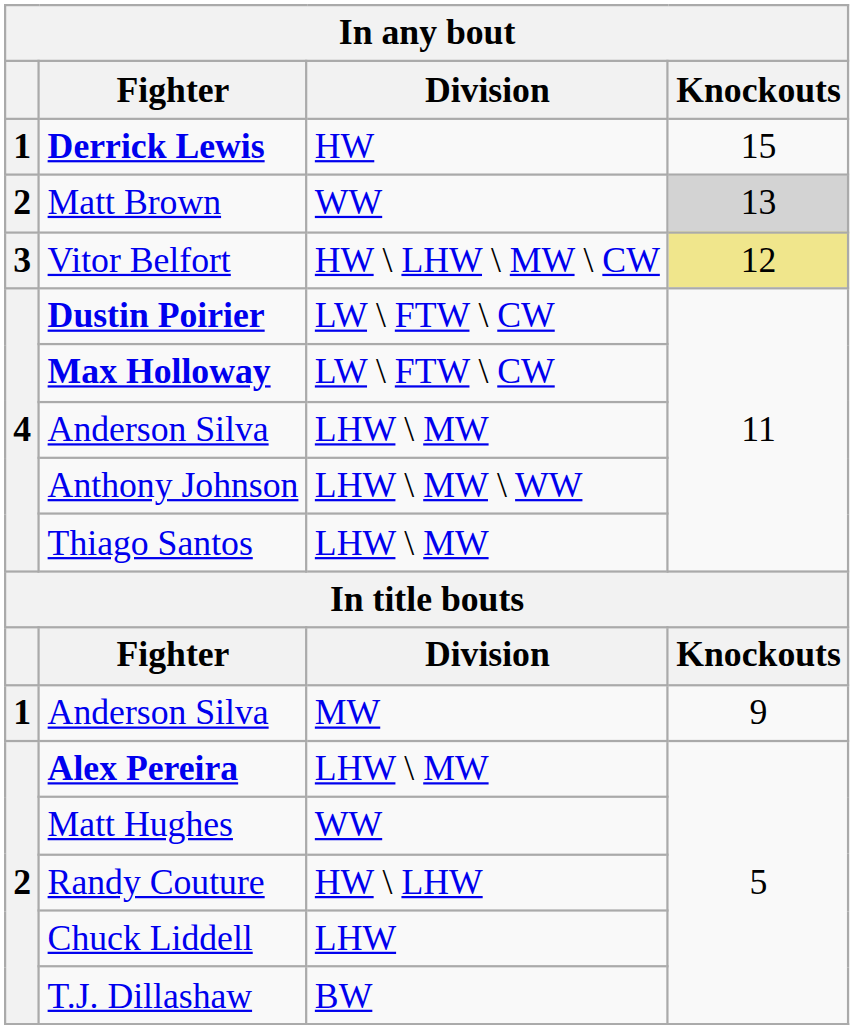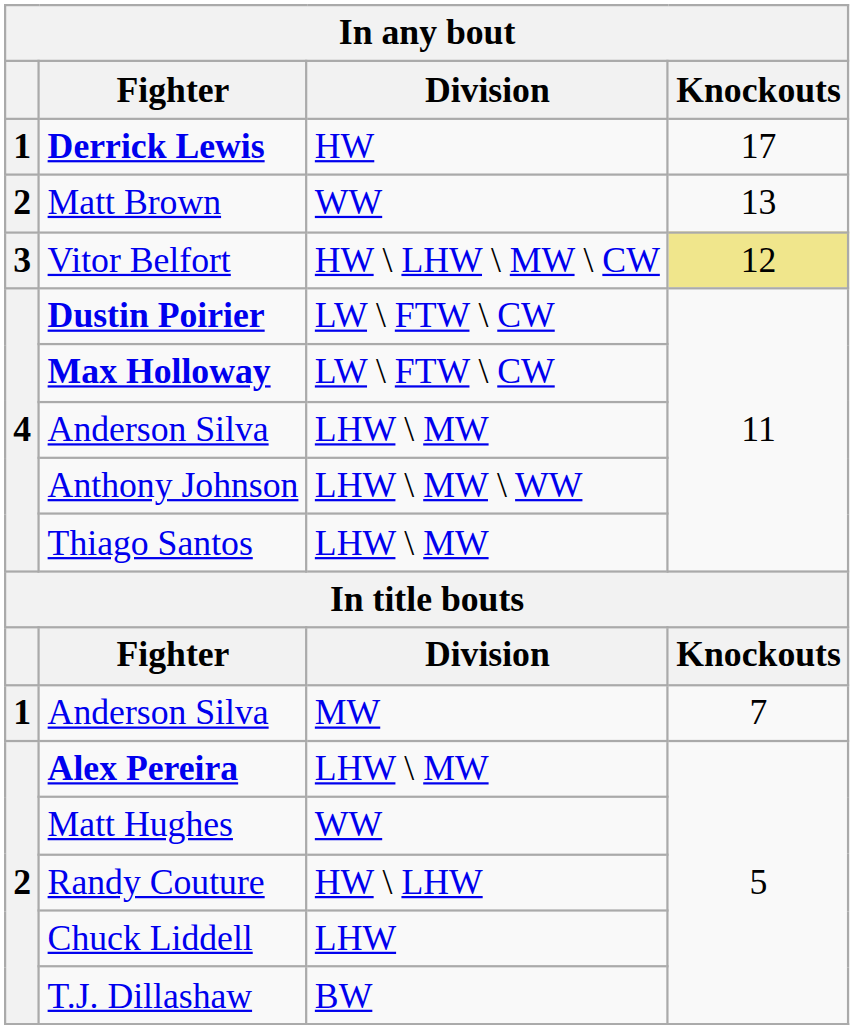(759, 145) 15 -> (759, 145) 17
(759, 202) lightgrey background -> (759, 202) no background
(759, 711) 9 -> (759, 711) 7
